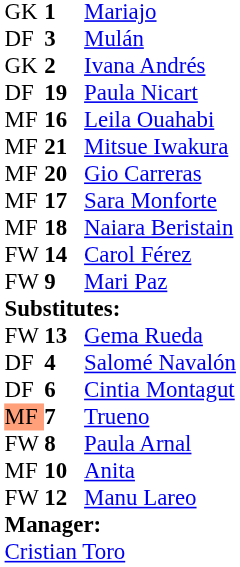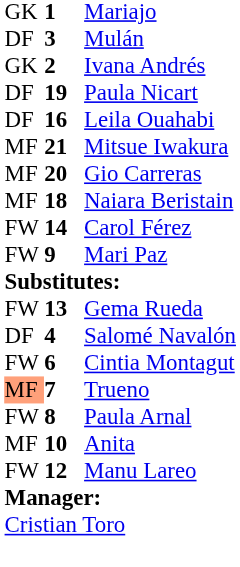(21, 119) MF -> (19, 119) DF
- row: (150, 200)
(19, 389) DF -> (22, 362) FW
